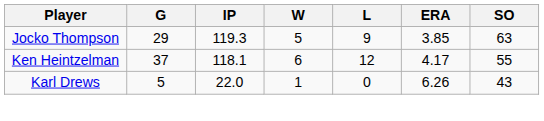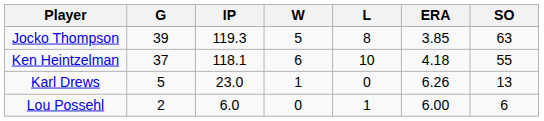(161, 37) 29 -> (161, 37) 39
(367, 37) 9 -> (367, 37) 8
(367, 60) 12 -> (367, 60) 10
(436, 60) 4.17 -> (436, 60) 4.18
(230, 82) 22.0 -> (230, 82) 23.0
(504, 82) 43 -> (504, 82) 13
+ row: (65, 104)
